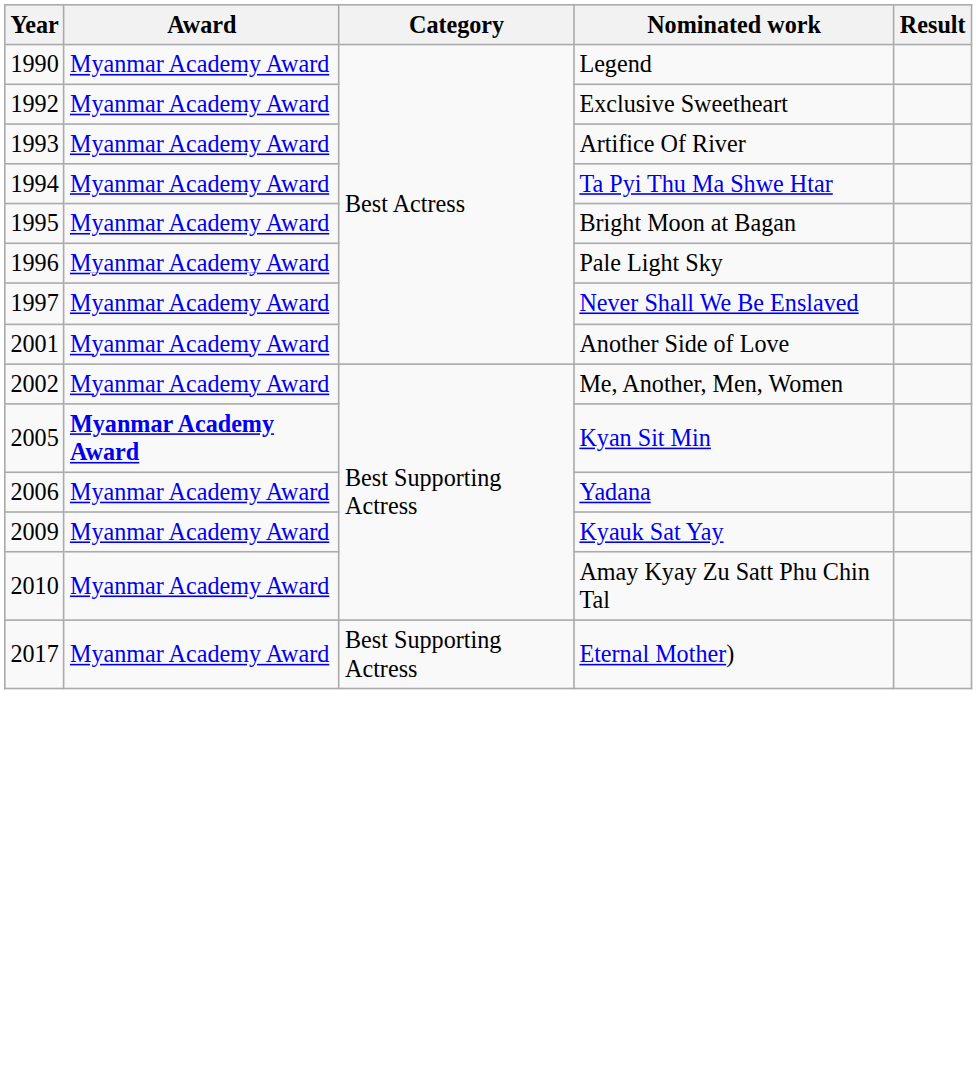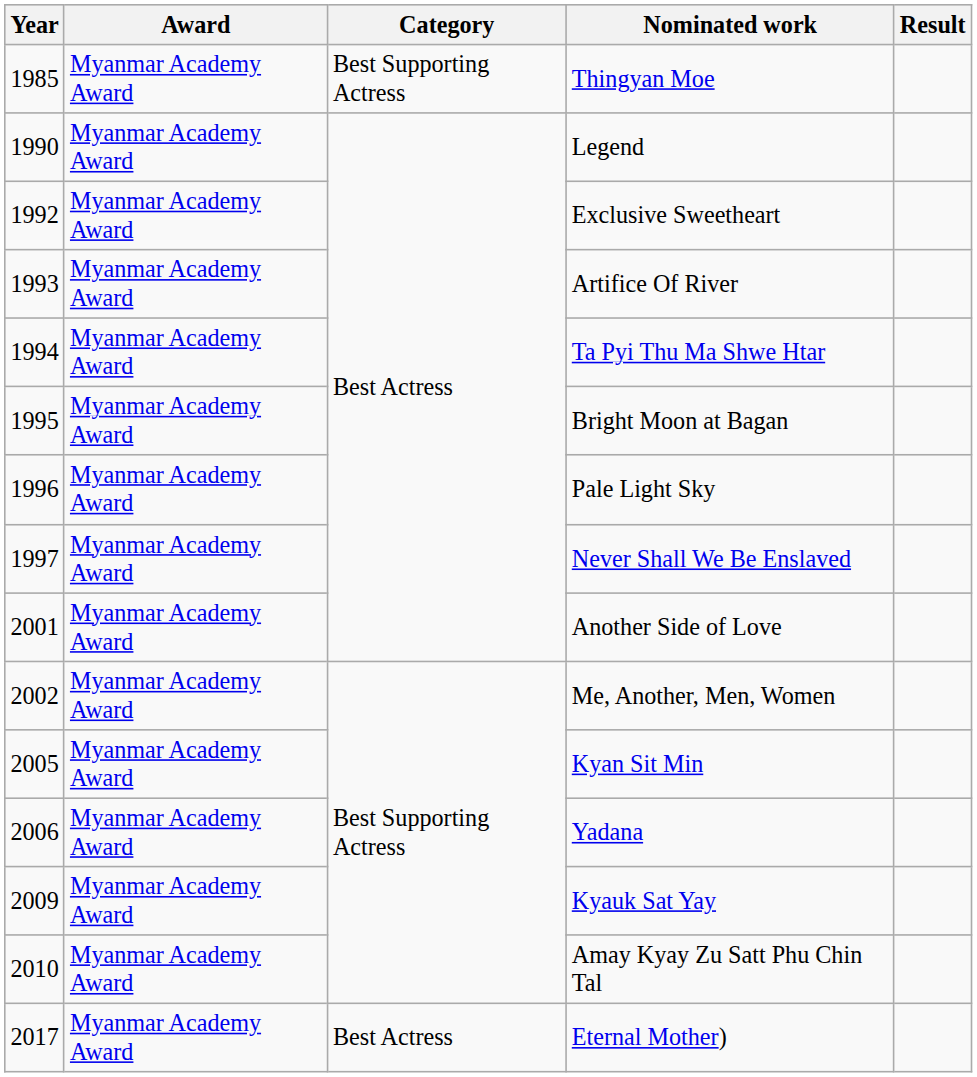+ row: (643, 78)
(172, 437) bold -> (165, 763) normal
(423, 654) Best Supporting Actress -> (393, 1037) Best Actress
